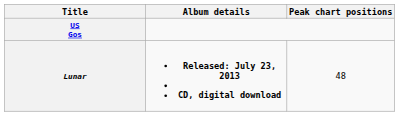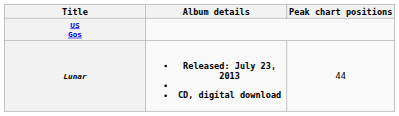(341, 76) 48 -> (341, 76) 44
